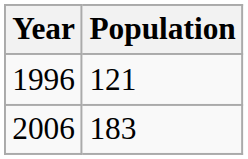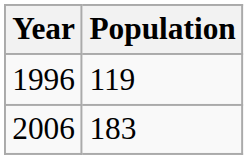(113, 79) 121 -> (112, 79) 119
